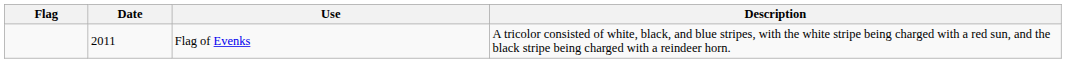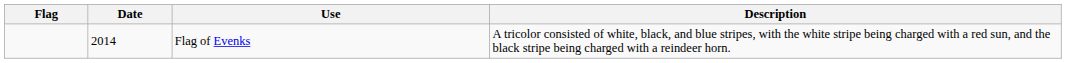(103, 41) 2011 -> (103, 41) 2014
